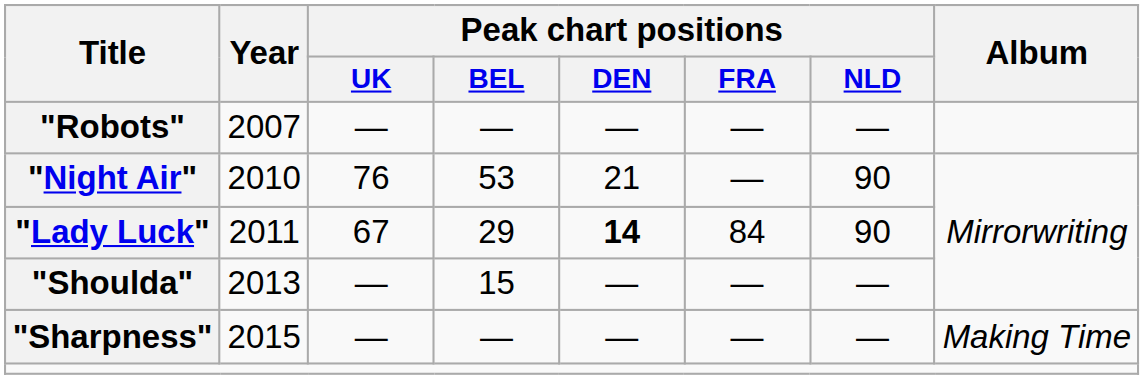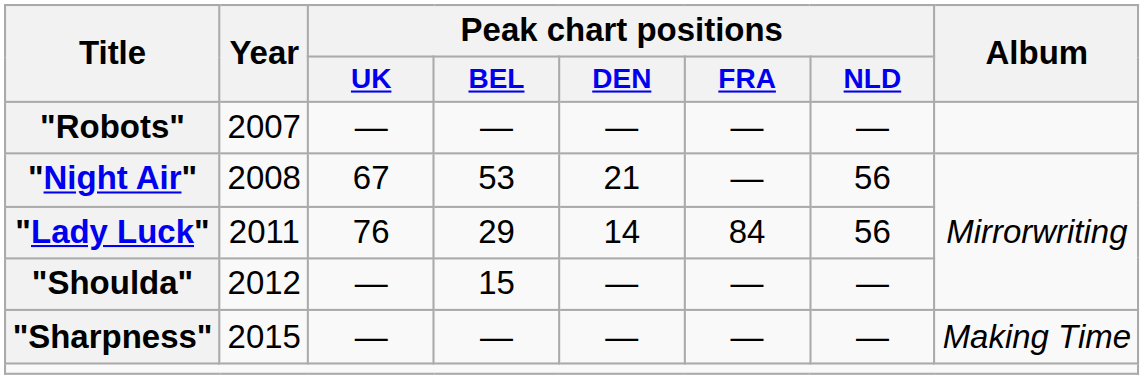(264, 179) 2010 -> (264, 179) 2008
(371, 179) 76 -> (371, 179) 67
(872, 179) 90 -> (872, 179) 56
(371, 231) 67 -> (371, 231) 76
(622, 231) bold -> (622, 231) normal
(872, 231) 90 -> (872, 231) 56
(264, 283) 2013 -> (264, 283) 2012
